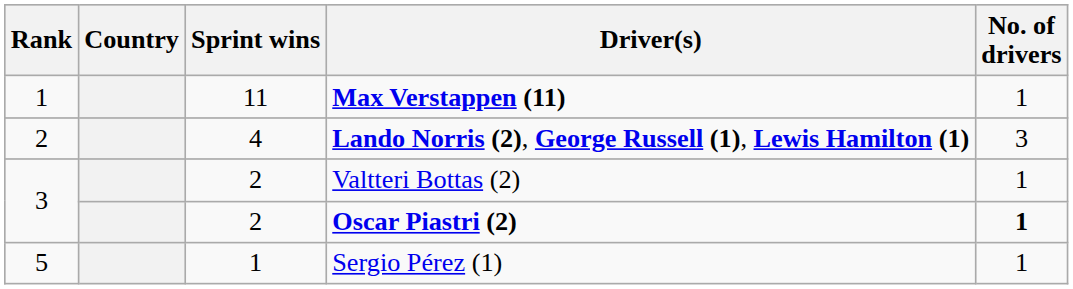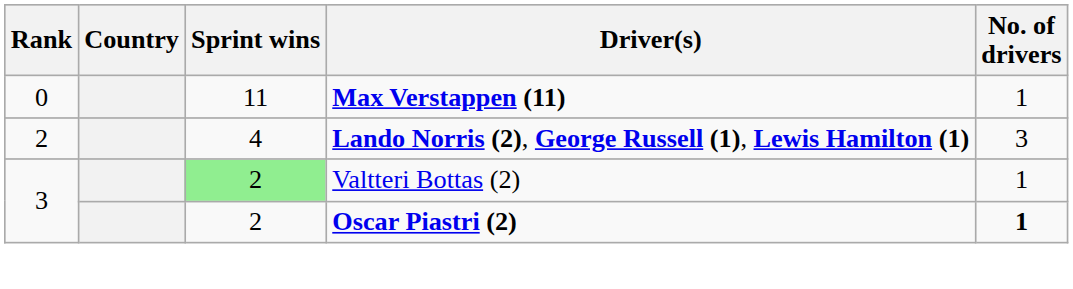(41, 96) 1 -> (41, 96) 0
(256, 179) no background -> (256, 179) lightgreen background
- row: (417, 262)
